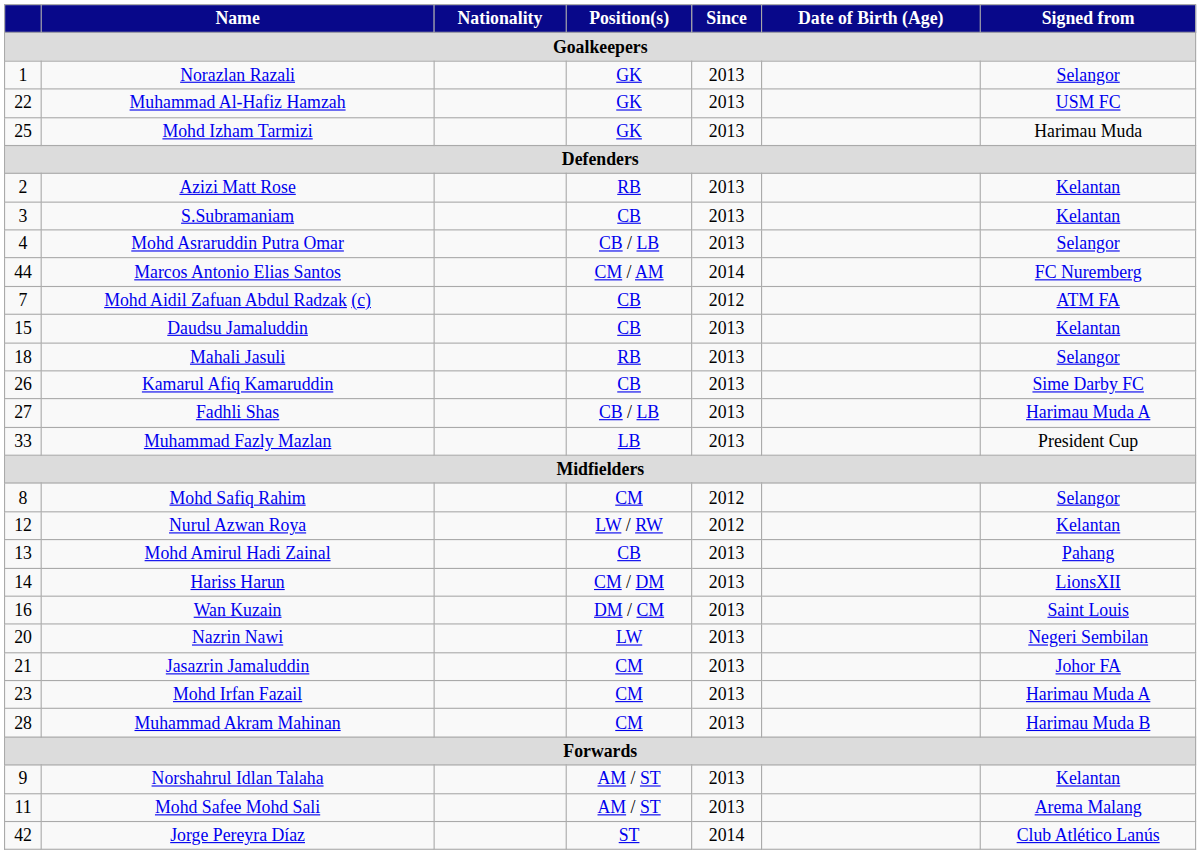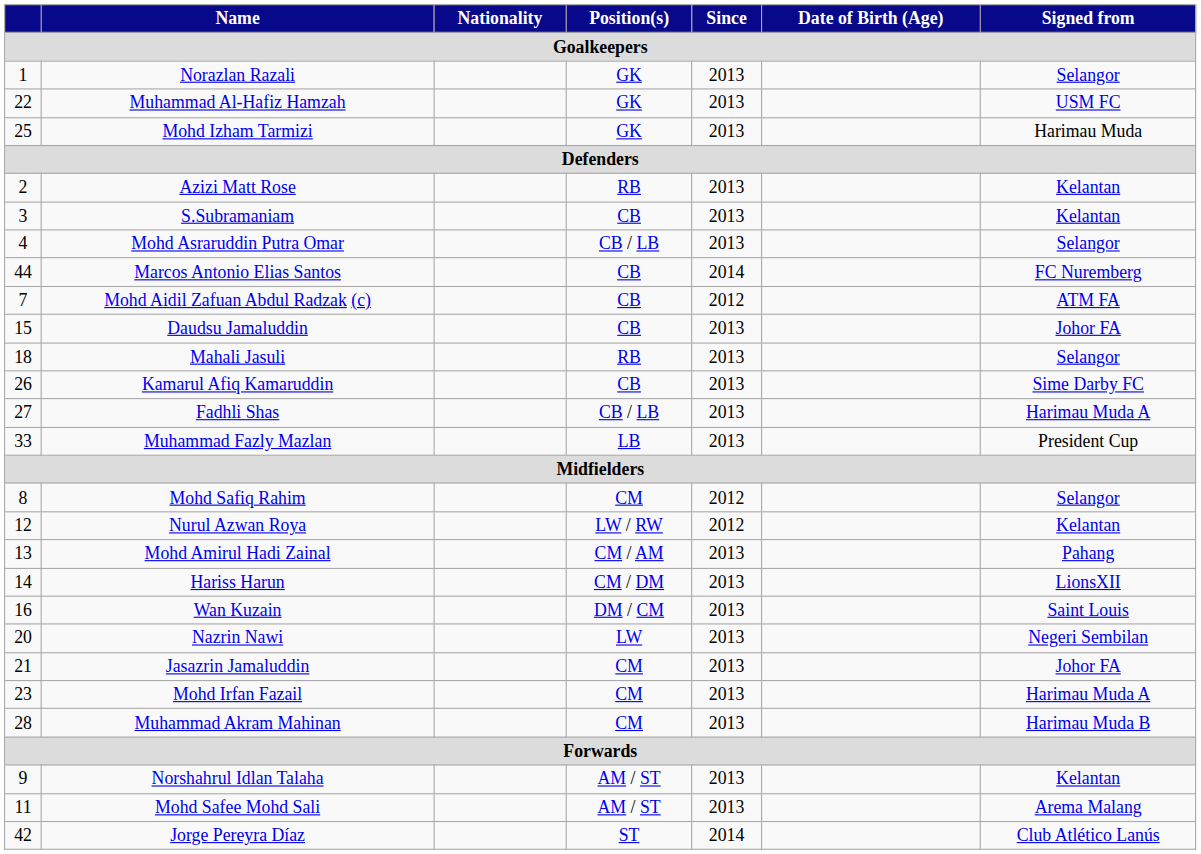(629, 272) CM / AM -> (629, 272) CB
(1088, 328) Kelantan -> (1088, 328) Johor FA
(629, 553) CB -> (629, 553) CM / AM
